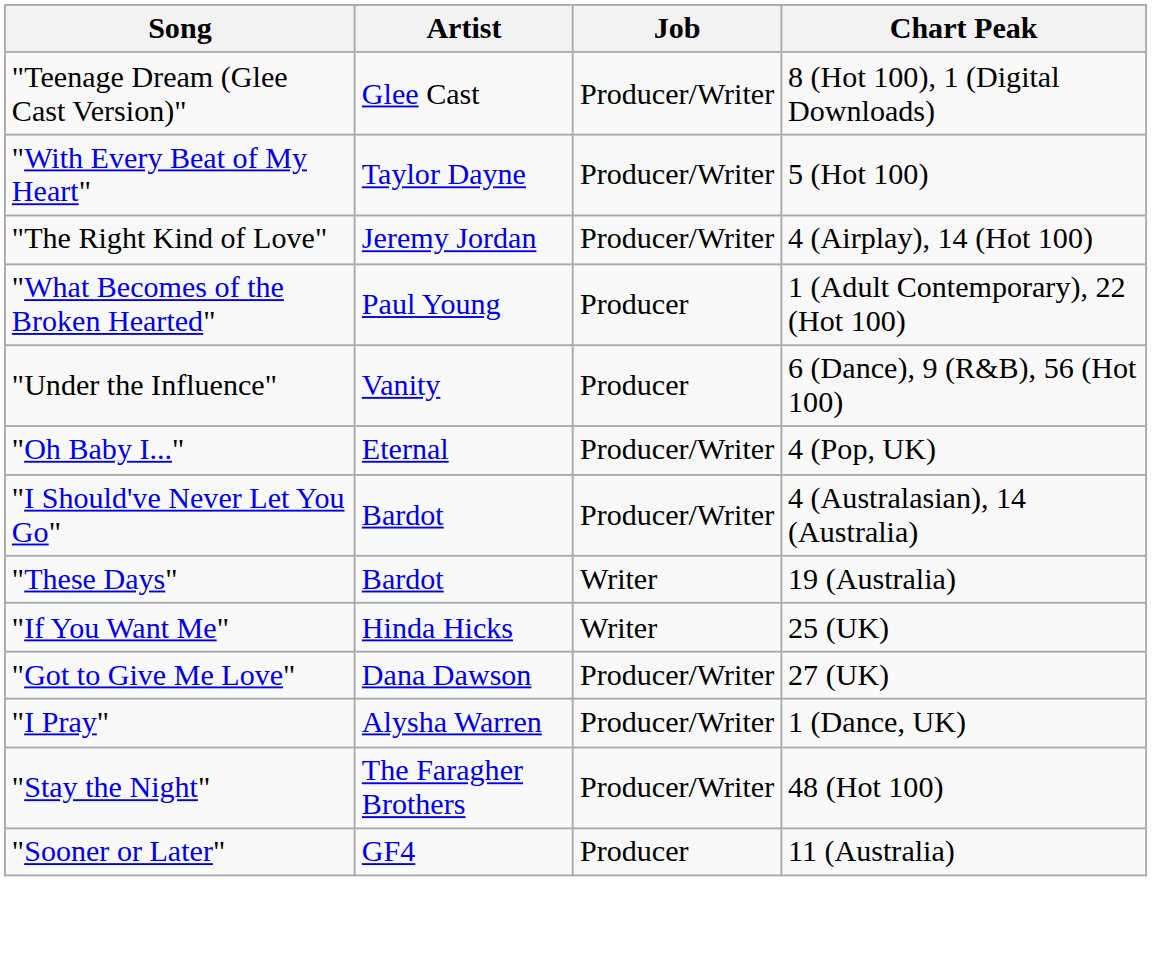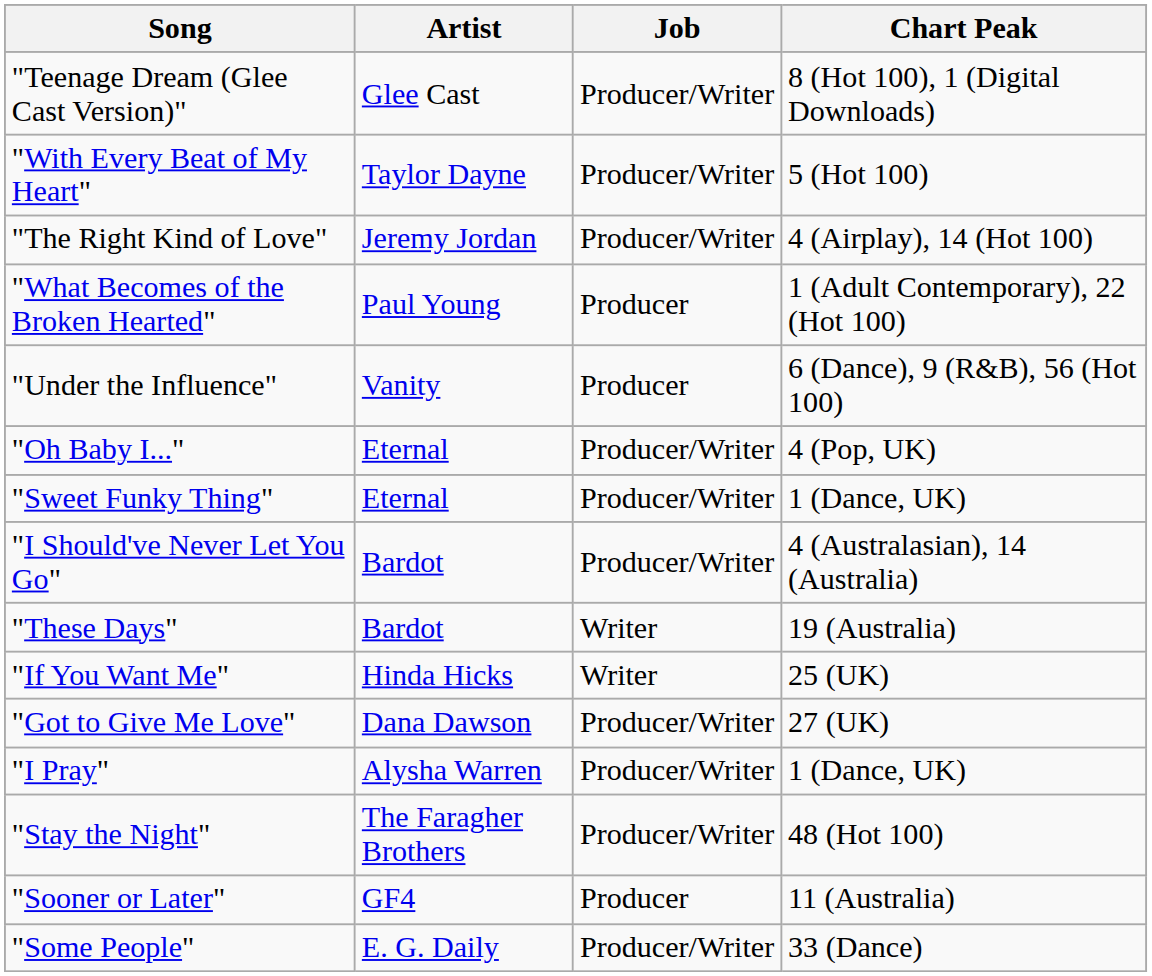+ row: (143, 497)
+ row: (103, 946)
